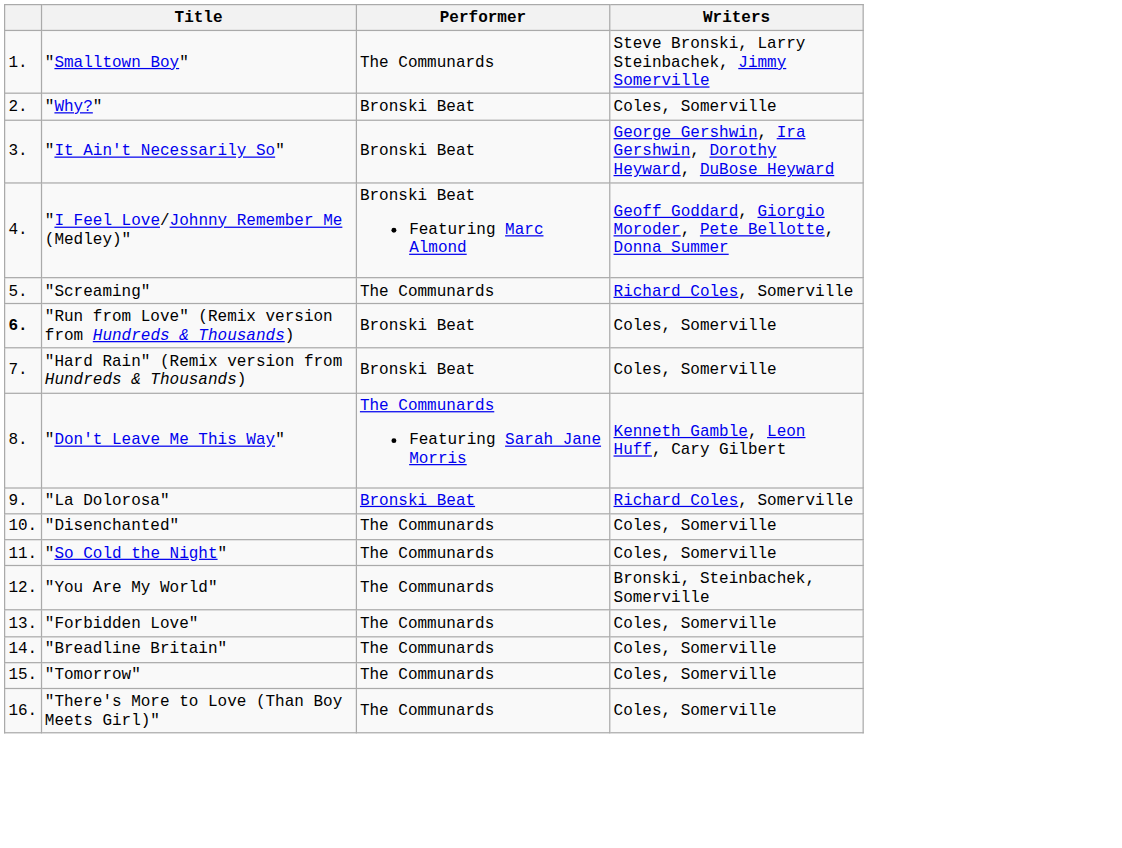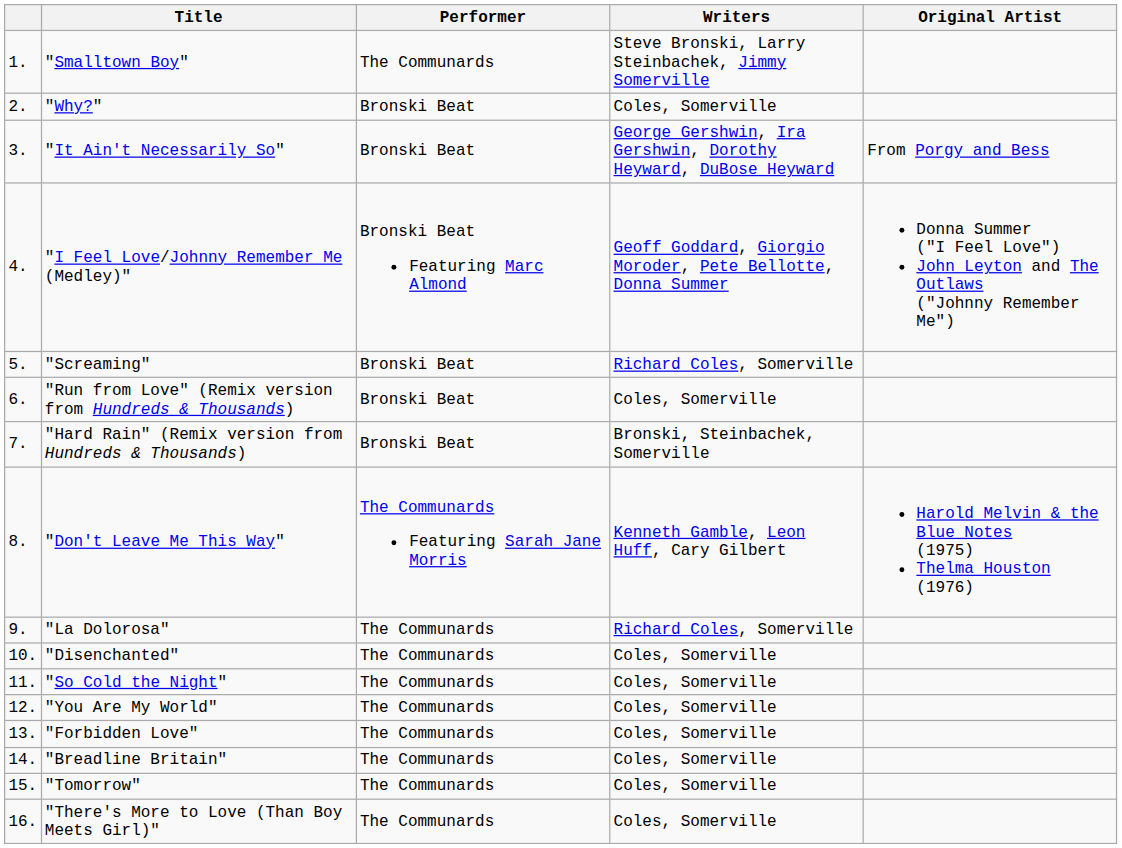+ column: (990, 18)
(427, 291) The Communards -> (418, 364) Bronski Beat
(18, 326) bold -> (18, 400) normal
(695, 370) Coles, Somerville -> (714, 444) Bronski, Steinbachek, Somerville
(418, 501) Bronski Beat -> (427, 630) The Communards
(714, 588) Bronski, Steinbachek, Somerville -> (695, 708) Coles, Somerville
